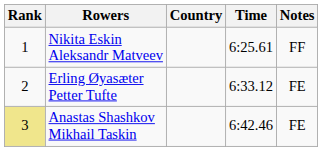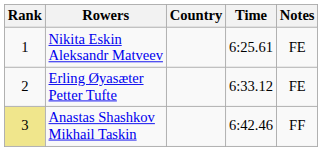(297, 47) FF -> (297, 47) FE
(297, 126) FE -> (297, 126) FF
